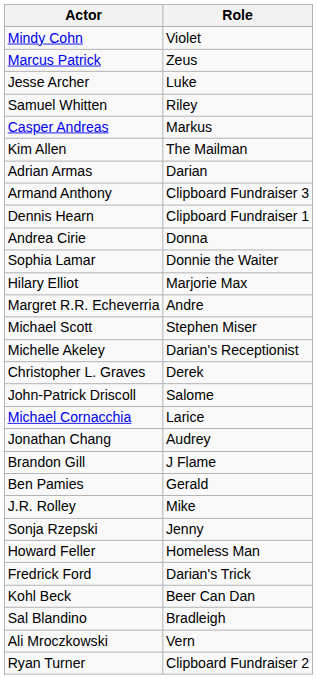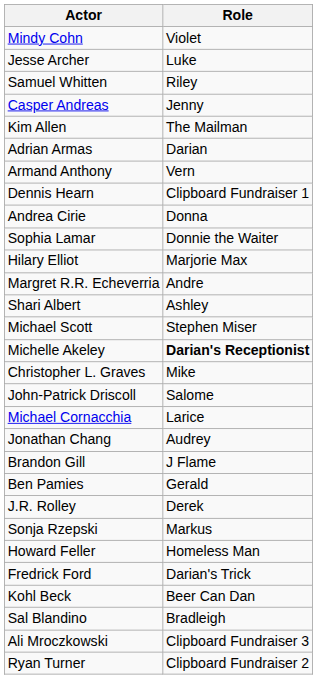- row: (54, 60)
(189, 127) Markus -> (185, 104) Jenny
(238, 194) Clipboard Fundraiser 3 -> (180, 171) Vern
+ row: (44, 305)
(232, 350) normal -> (238, 350) bold
(185, 372) Derek -> (181, 372) Mike
(181, 506) Mike -> (185, 506) Derek
(185, 529) Jenny -> (189, 529) Markus
(180, 640) Vern -> (238, 640) Clipboard Fundraiser 3
